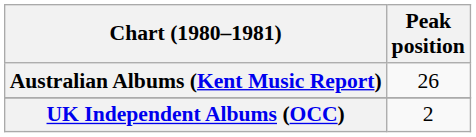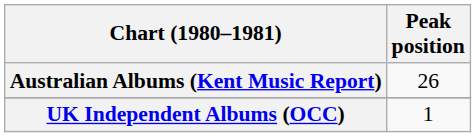(428, 114) 2 -> (428, 114) 1
